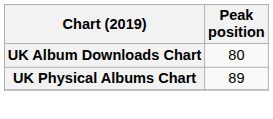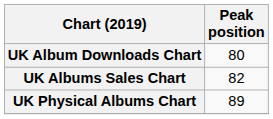+ row: (105, 78)
